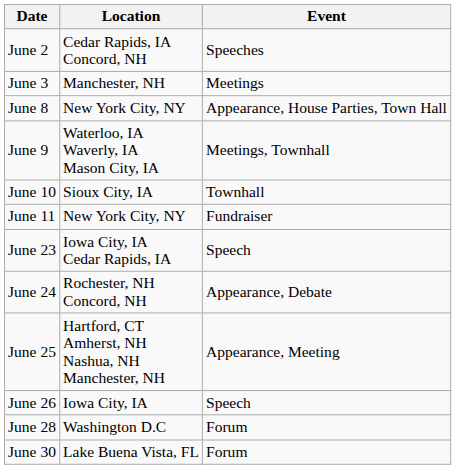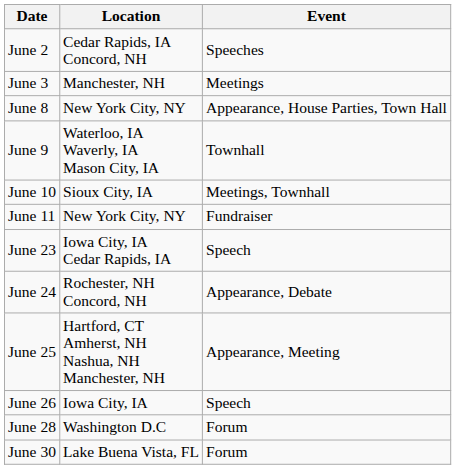(268, 150) Meetings, Townhall -> (235, 150) Townhall
(235, 192) Townhall -> (268, 192) Meetings, Townhall
